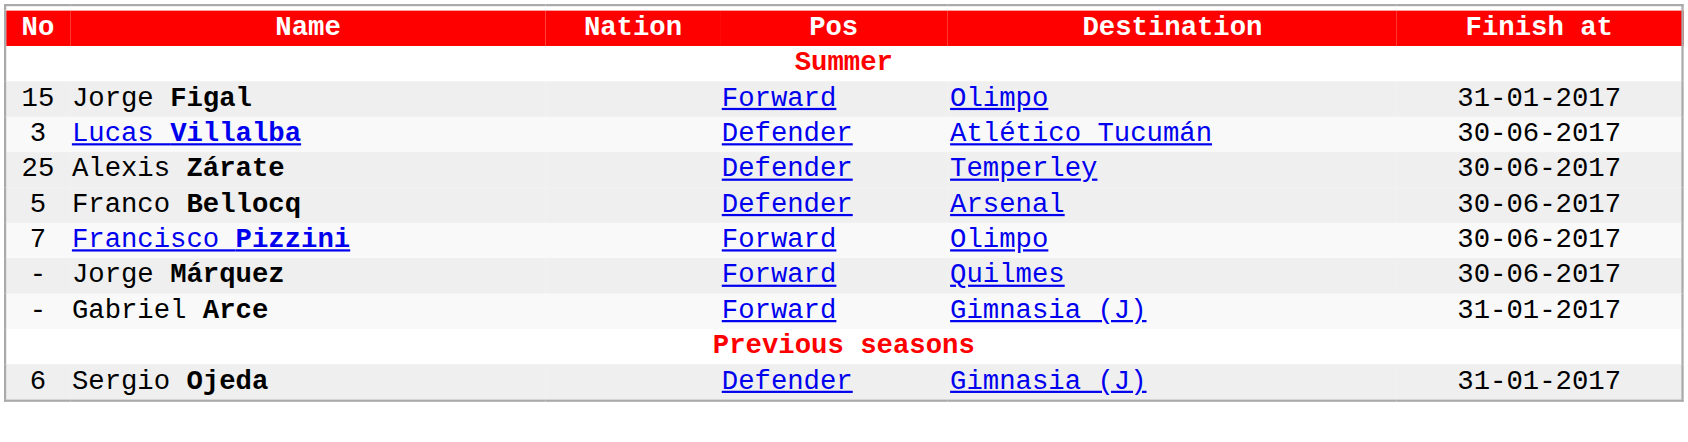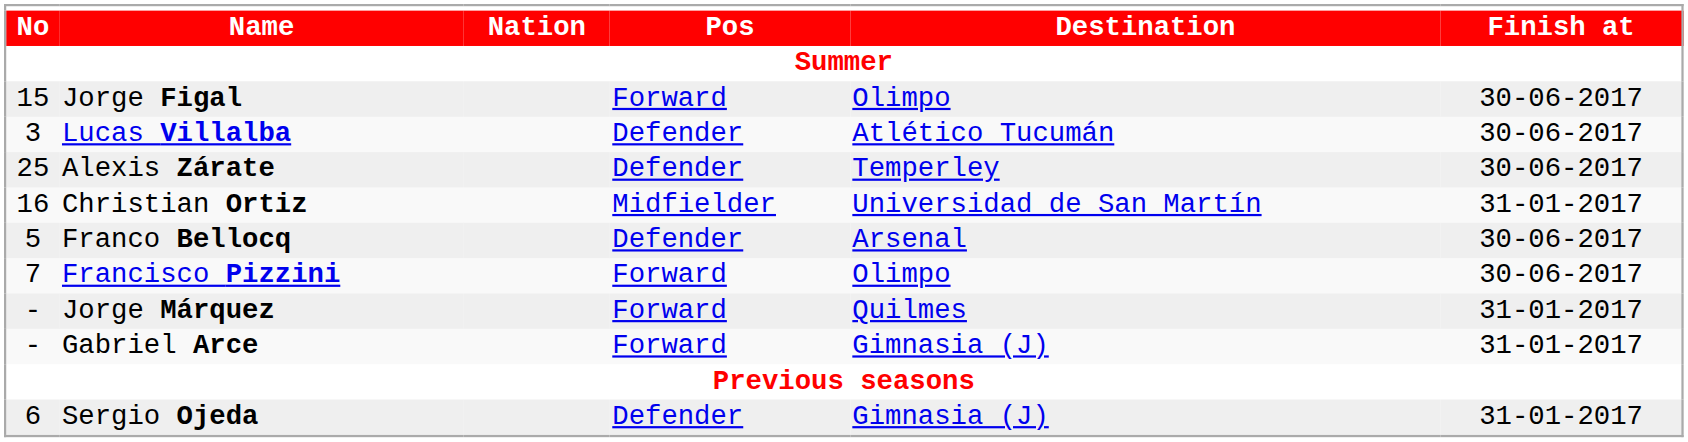(1539, 99) 31-01-2017 -> (1561, 99) 30-06-2017
+ row: (185, 205)
(1539, 276) 30-06-2017 -> (1561, 311) 31-01-2017
